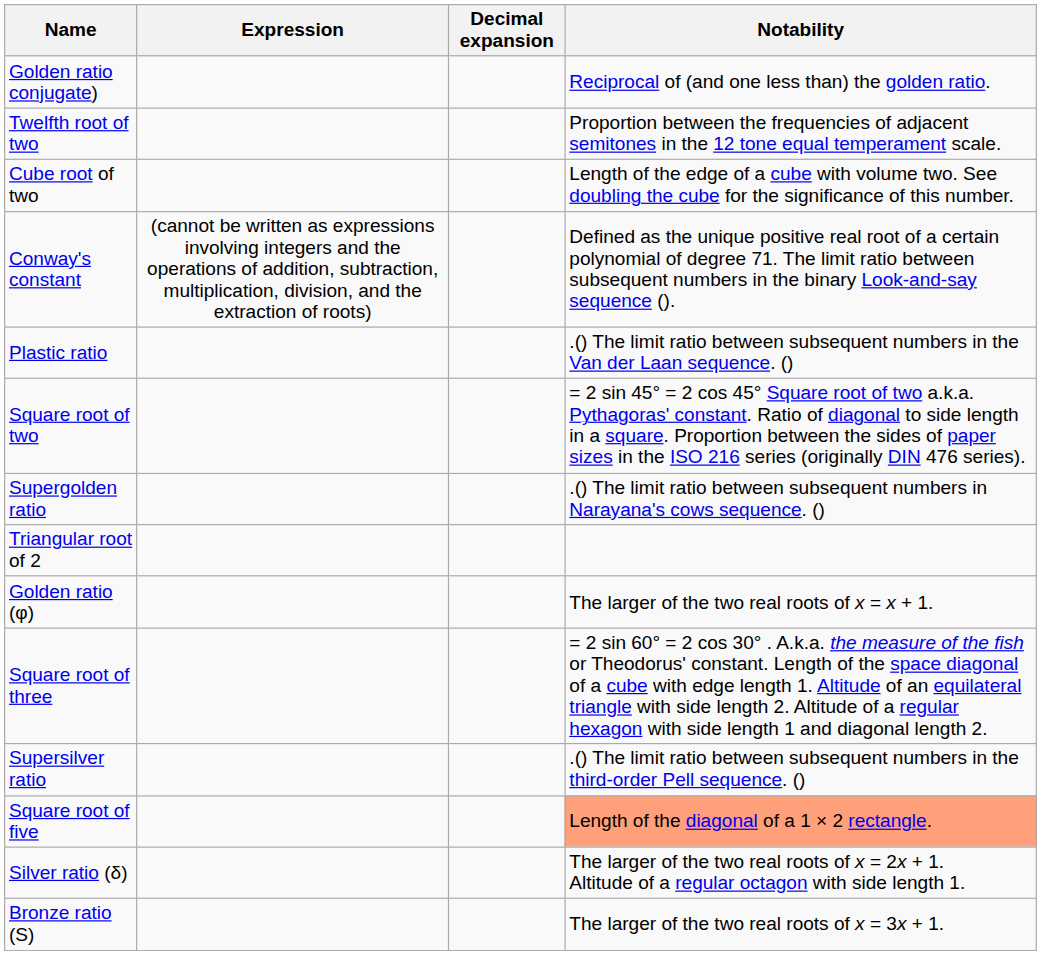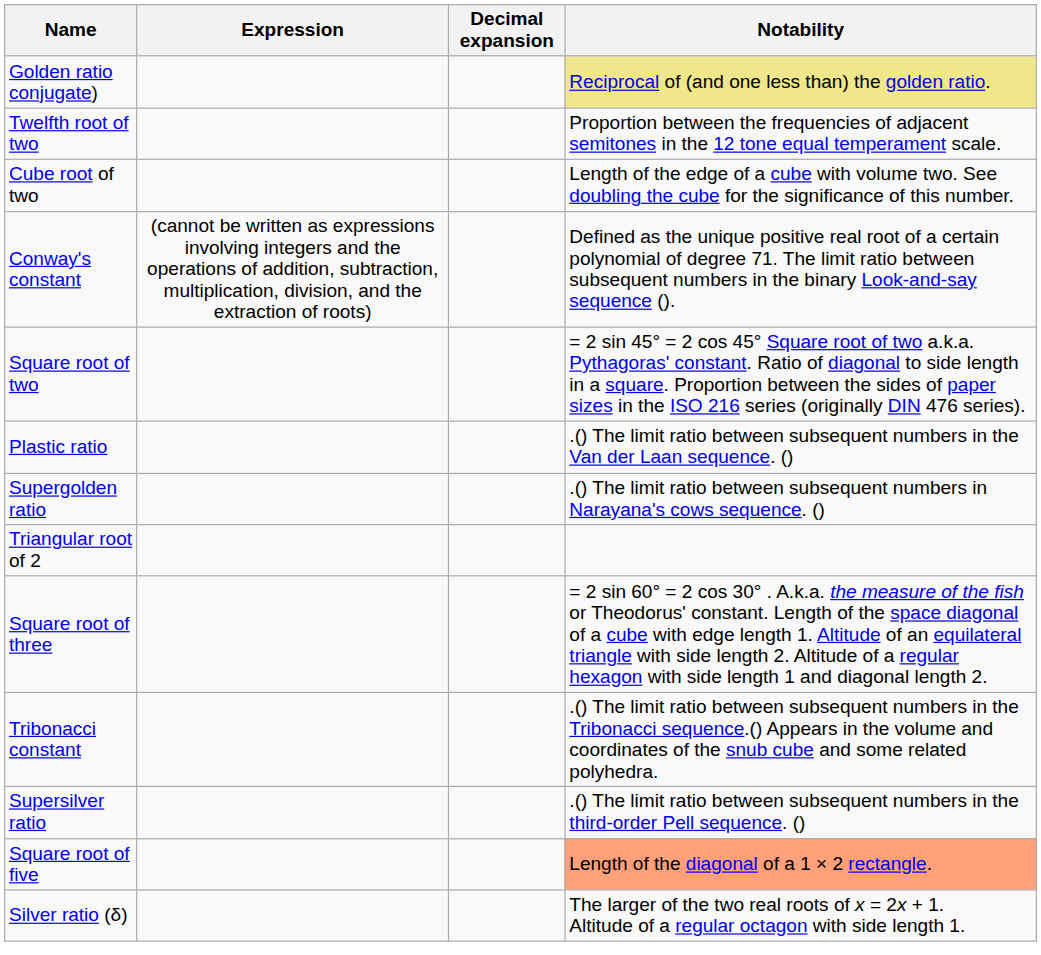(780, 81) no background -> (780, 81) khaki background
rows swapped: (58, 352) <-> (69, 425)
- row: (61, 601)
+ row: (53, 739)
- row: (60, 924)
